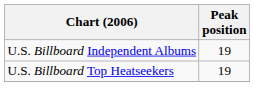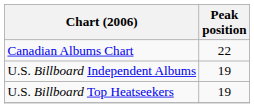+ row: (70, 50)
